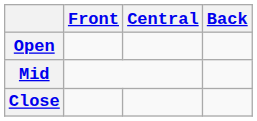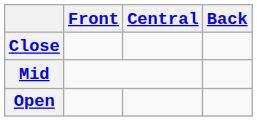rows swapped: (34, 102) <-> (34, 46)
